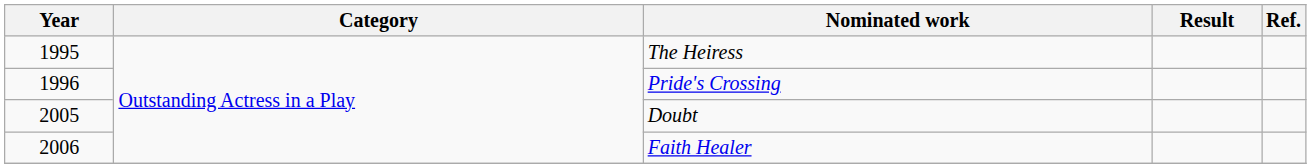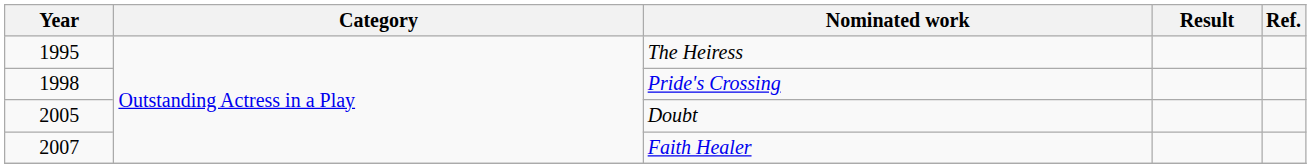(59, 83) 1996 -> (59, 83) 1998
(59, 147) 2006 -> (59, 147) 2007
